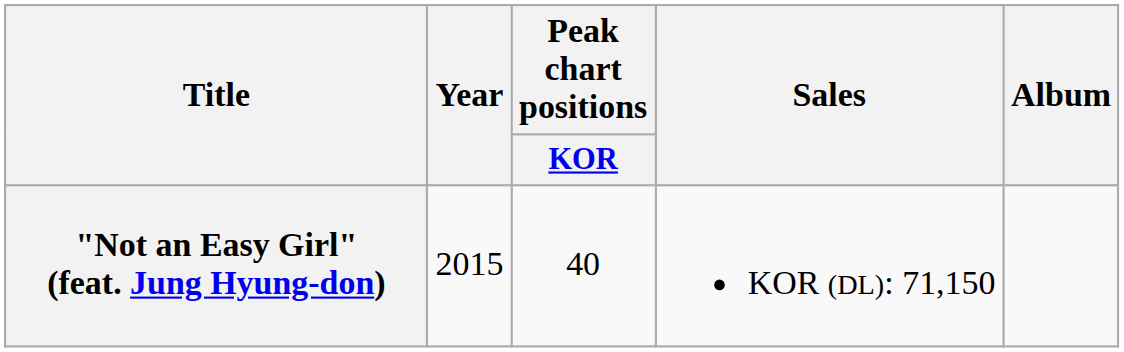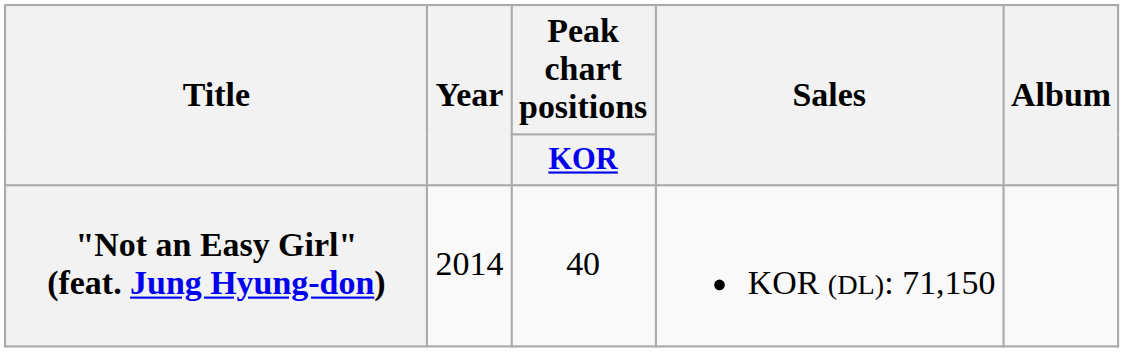(469, 264) 2015 -> (469, 264) 2014
